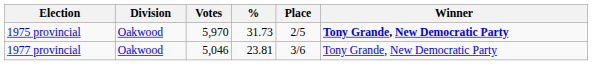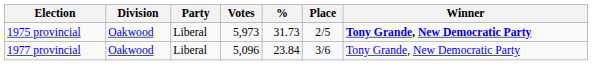+ column: (196, 13)
(215, 32) 5,970 -> (246, 32) 5,973
(215, 50) 5,046 -> (246, 50) 5,096
(260, 50) 23.81 -> (287, 50) 23.84
